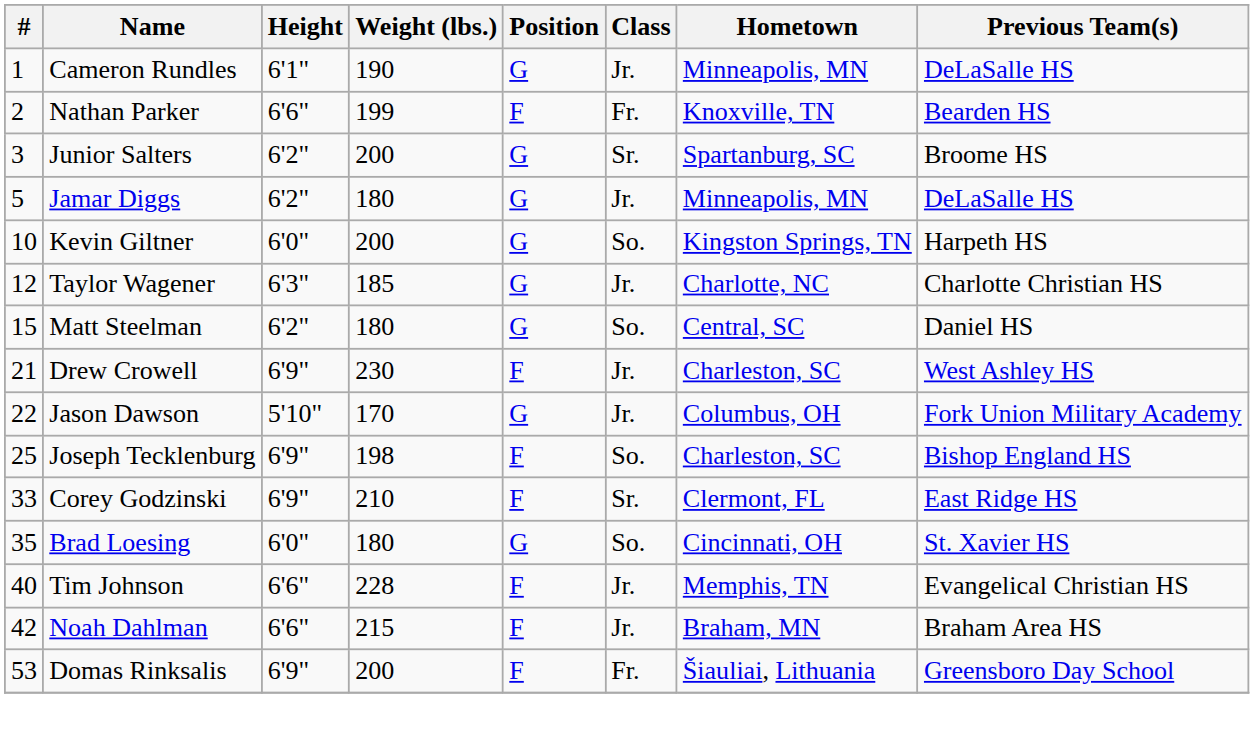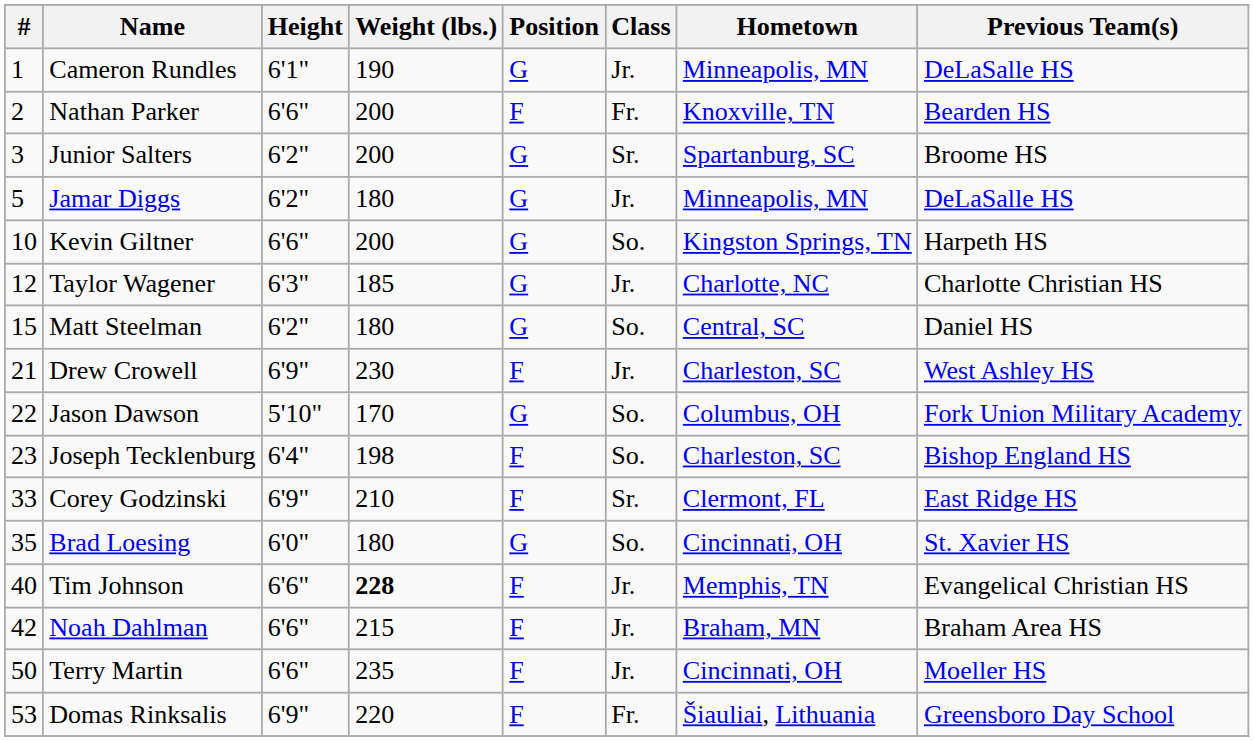(375, 112) 199 -> (375, 112) 200
(288, 241) 6'0" -> (288, 241) 6'6"
(623, 413) Jr. -> (628, 413) So.
(24, 456) 25 -> (24, 456) 23
(288, 456) 6'9" -> (288, 456) 6'4"
(375, 585) normal -> (375, 585) bold
+ row: (116, 671)
(375, 671) 200 -> (375, 714) 220
